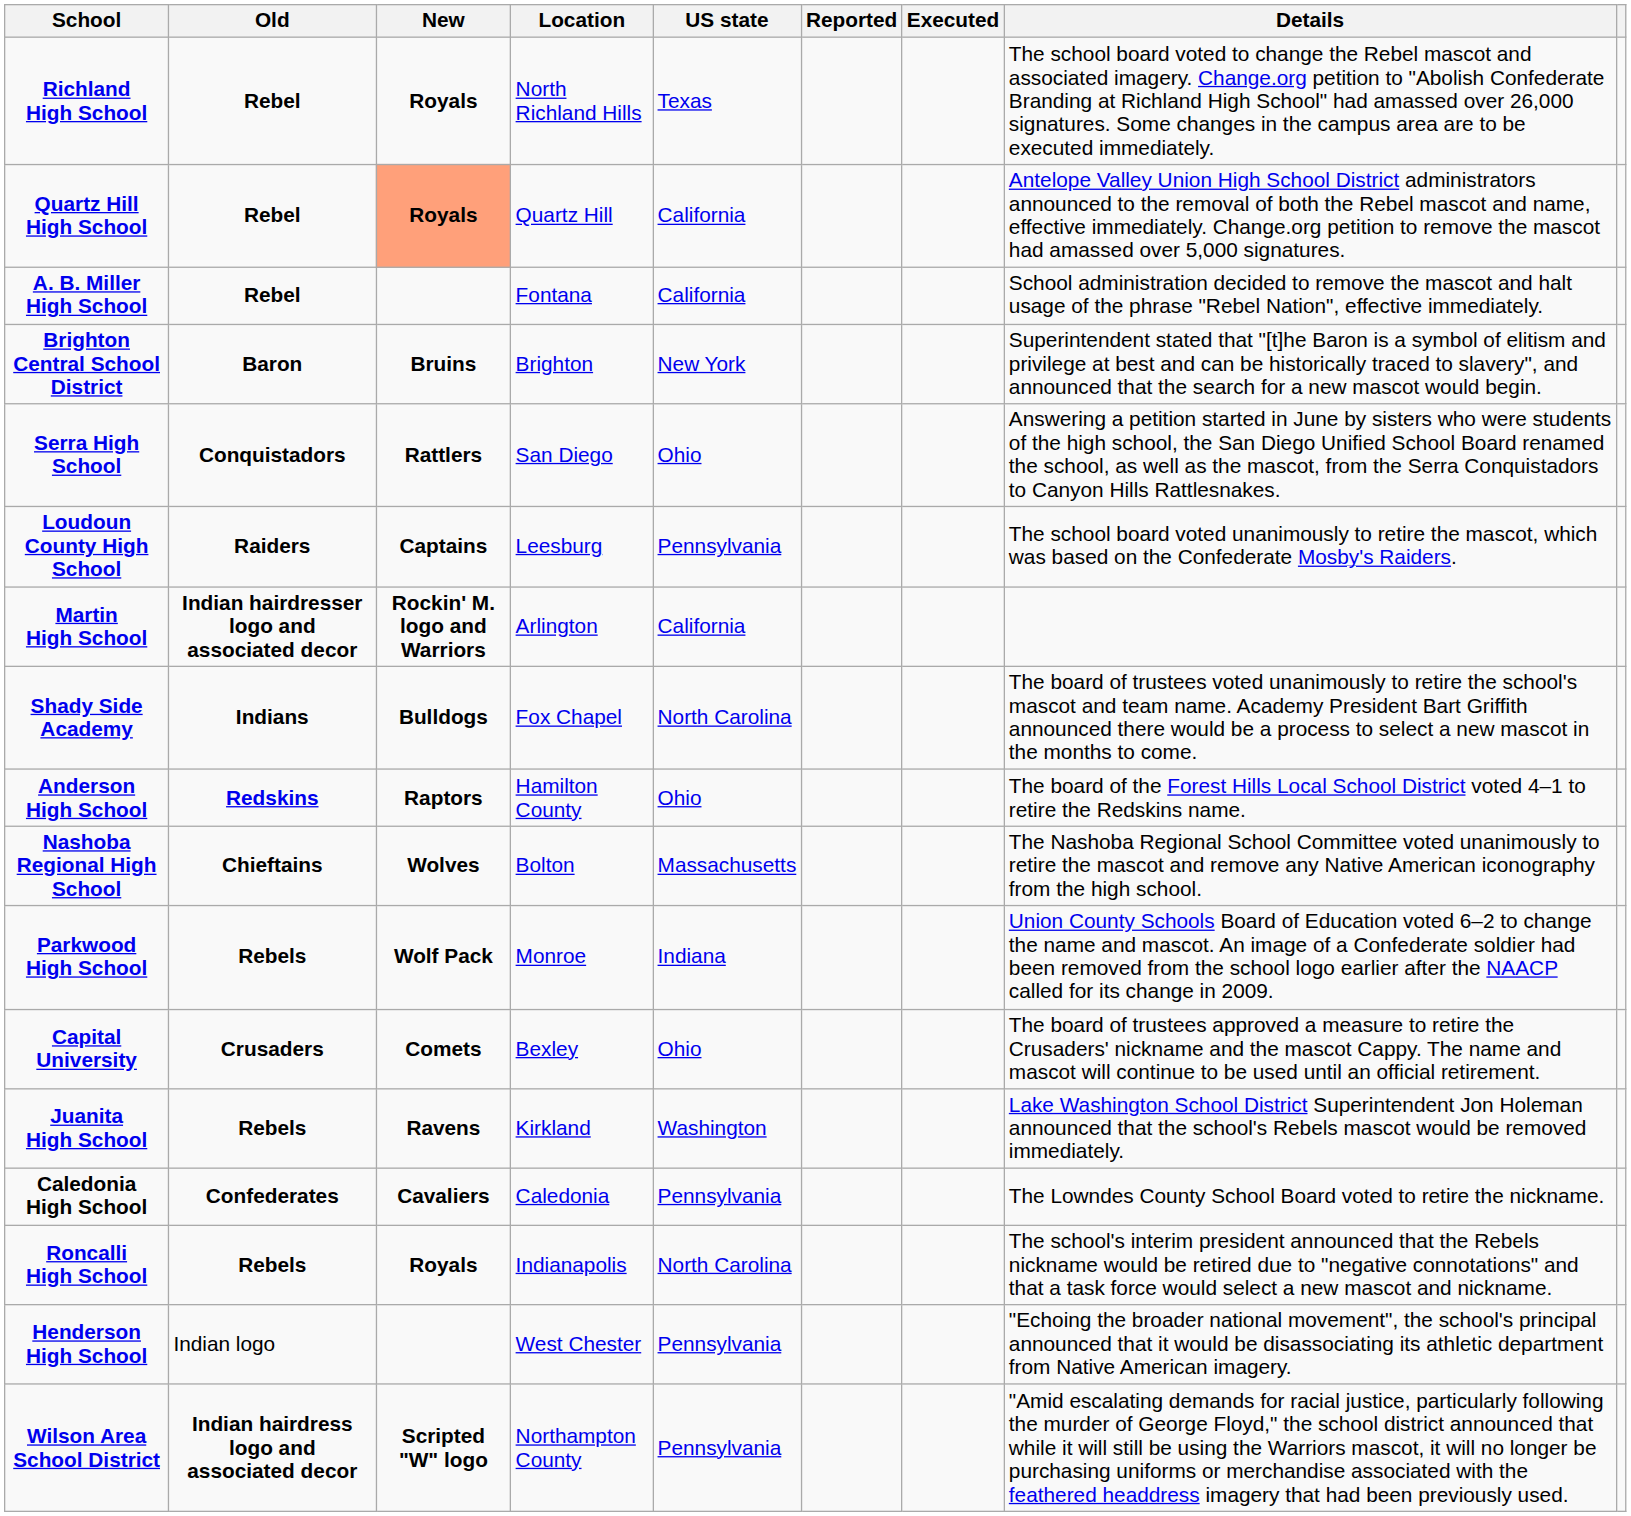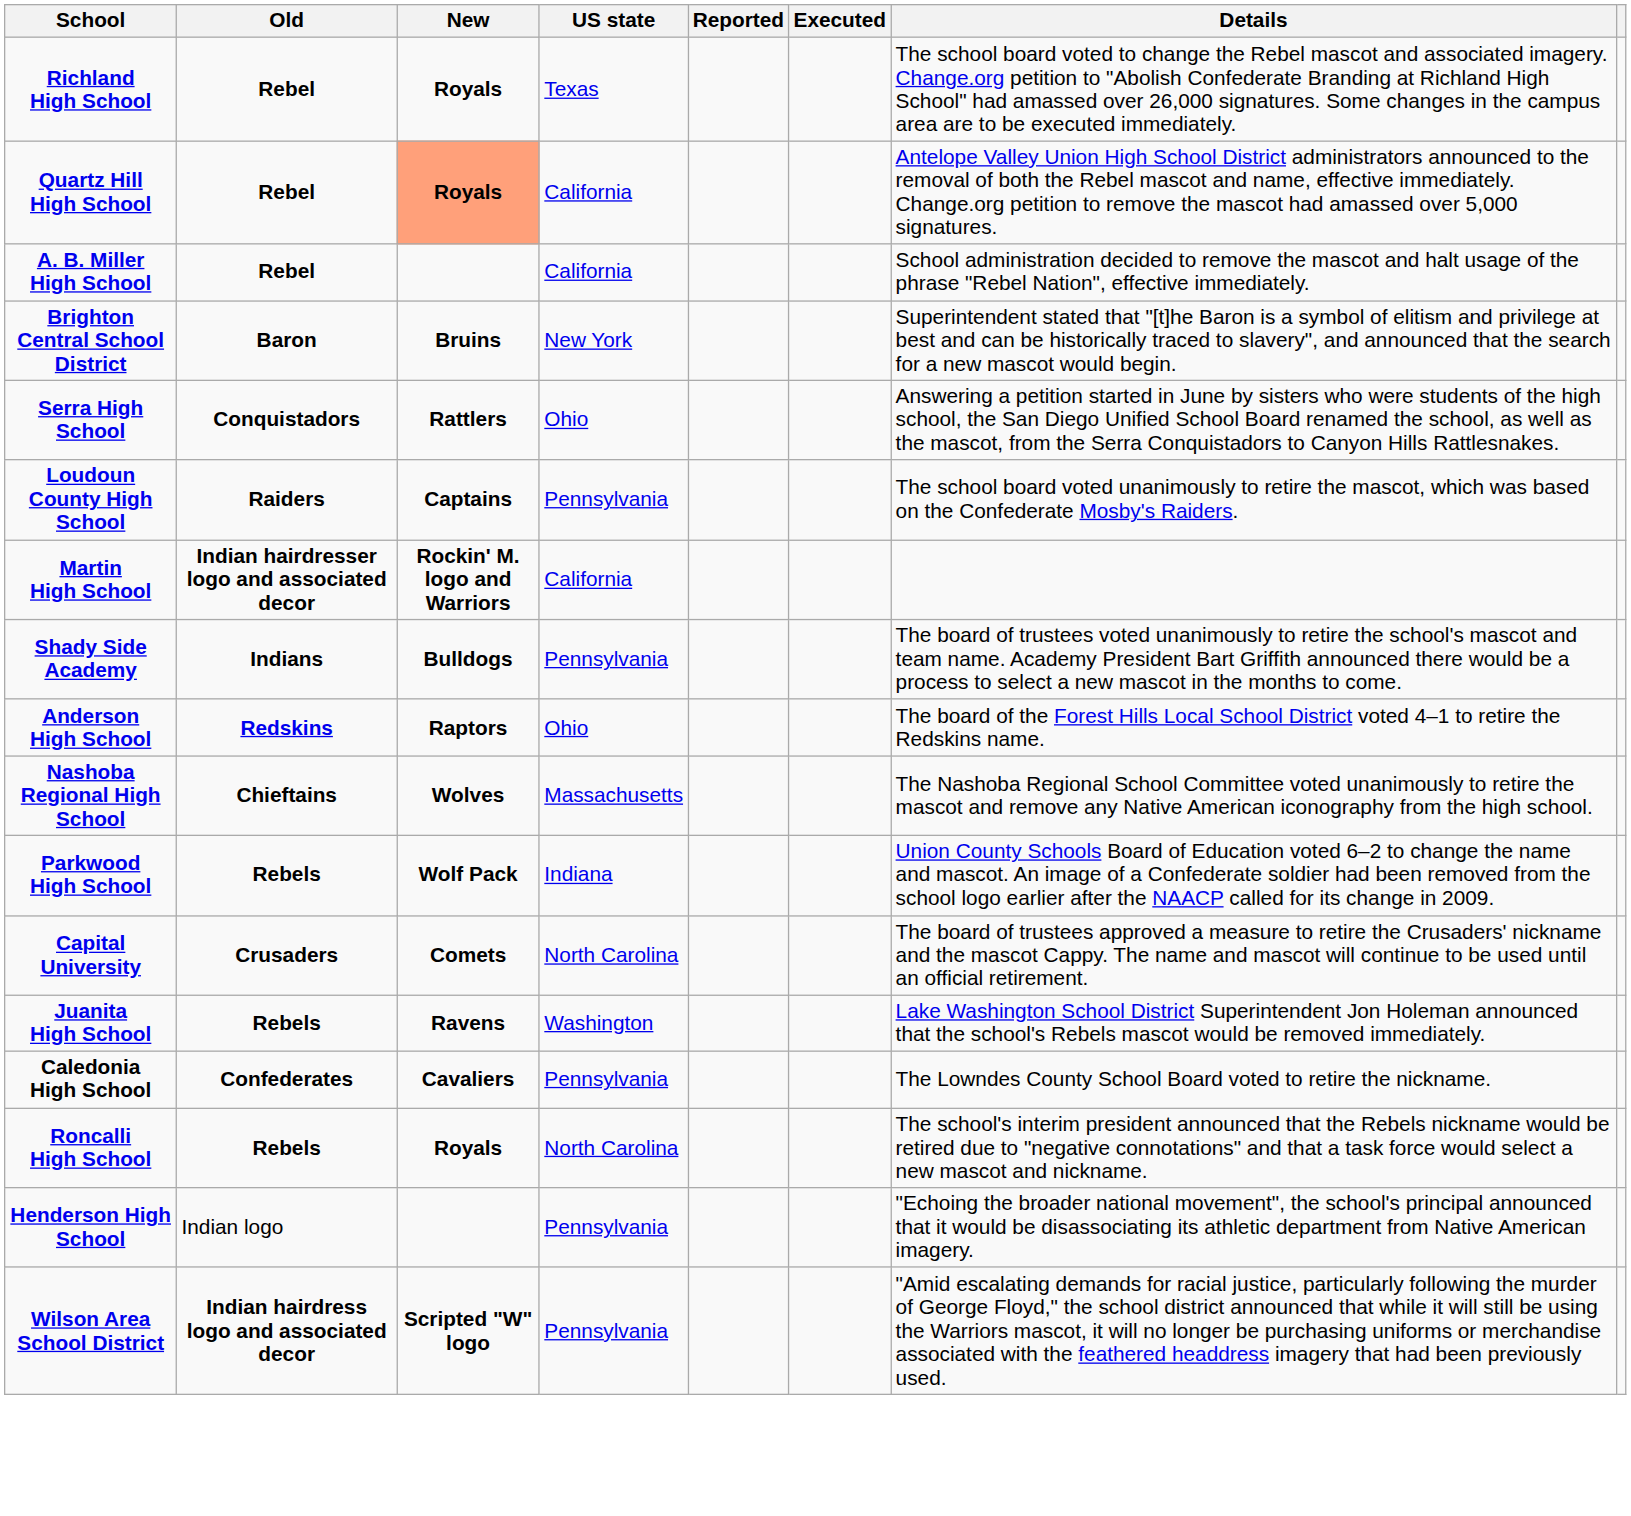- column: (582, 20)
(725, 717) North Carolina -> (606, 659) Pennsylvania
(680, 1048) Ohio -> (611, 955) North Carolina
